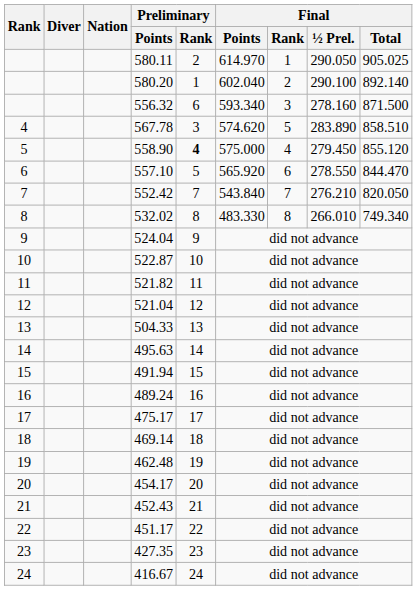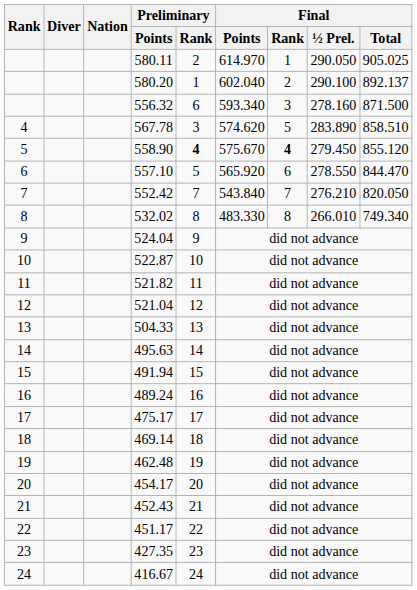(386, 82) 892.140 -> (386, 82) 892.137
(242, 149) 575.000 -> (242, 149) 575.670
(288, 149) normal -> (288, 149) bold
